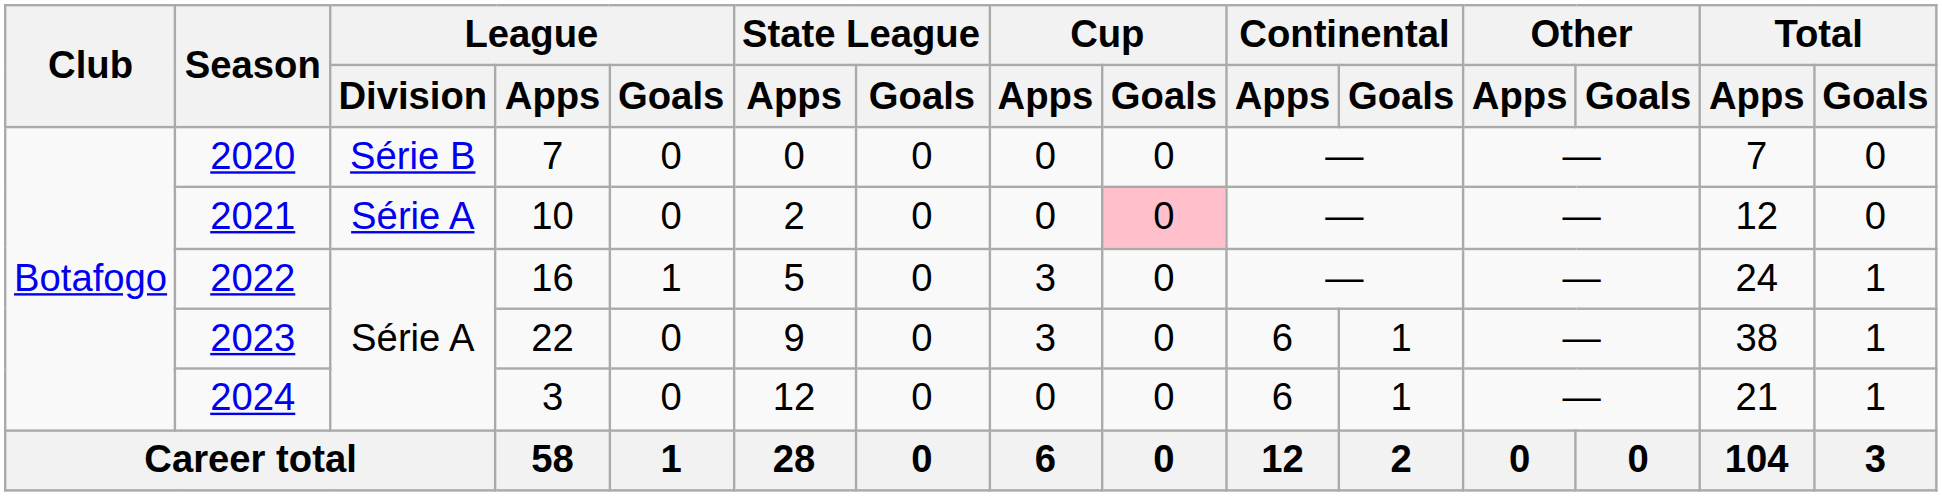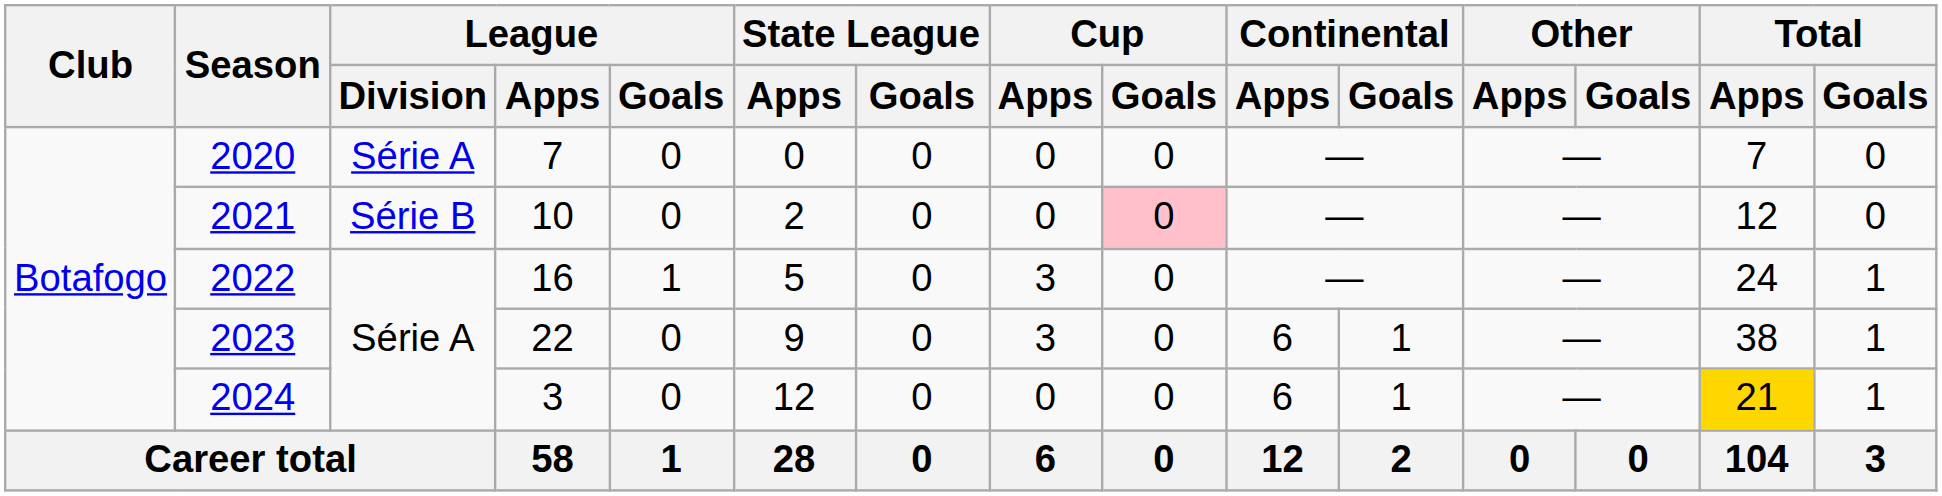(413, 156) Série B -> (413, 156) Série A
(413, 216) Série A -> (413, 216) Série B
(1757, 398) no background -> (1757, 398) gold background
